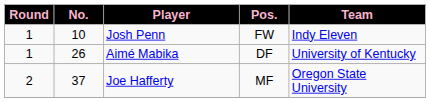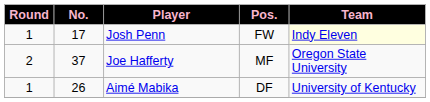(78, 35) 10 -> (78, 35) 17
(325, 35) no background -> (325, 35) lightyellow background
rows swapped: (142, 54) <-> (140, 81)
